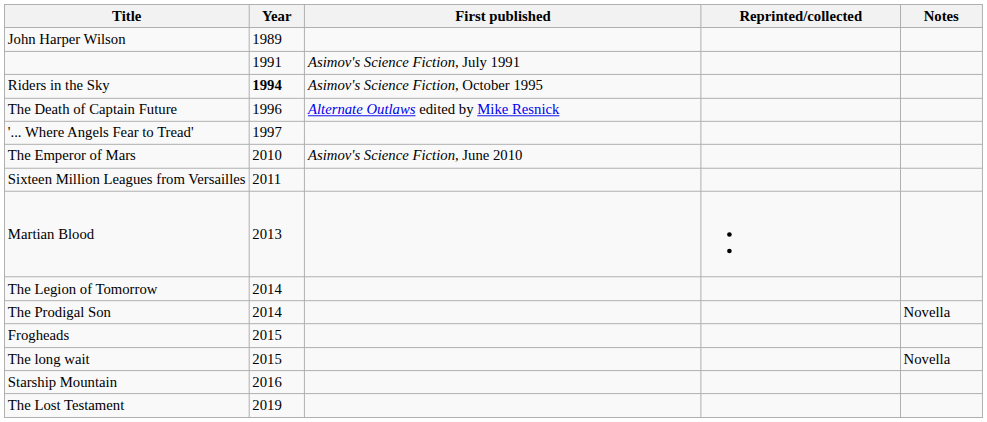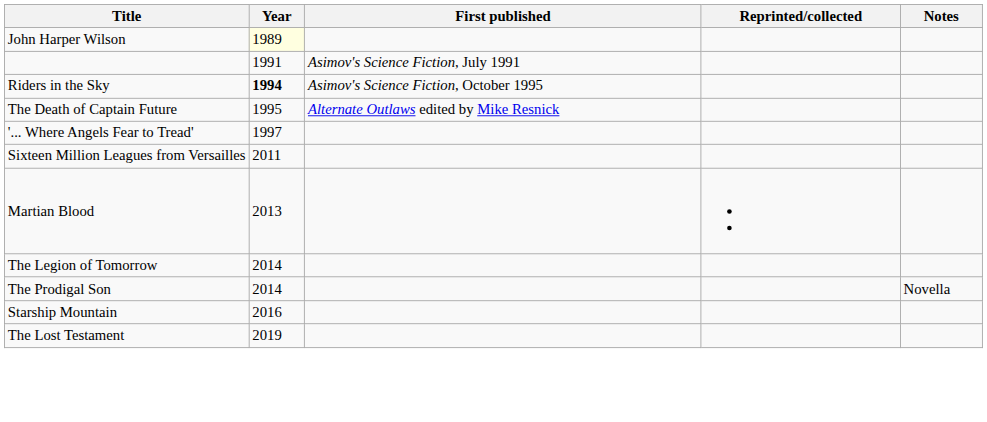(267, 39) no background -> (267, 39) lightyellow background
(267, 109) 1996 -> (267, 109) 1995
- row: (72, 156)
- row: (39, 335)
- row: (49, 358)
